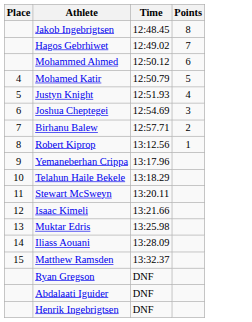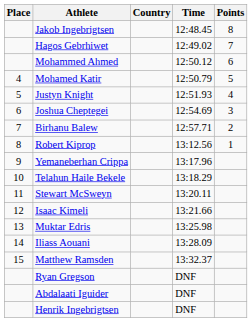+ column: (152, 12)
